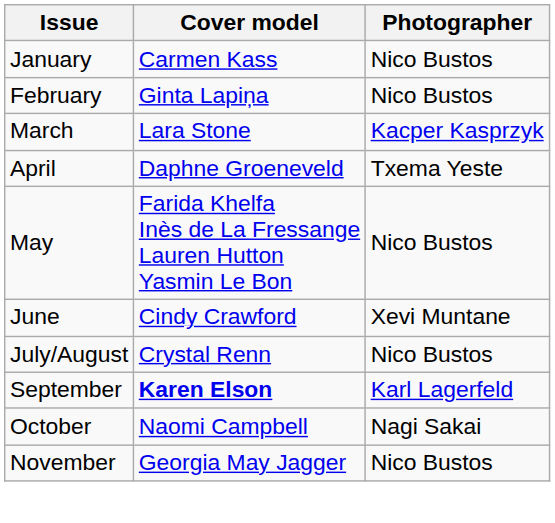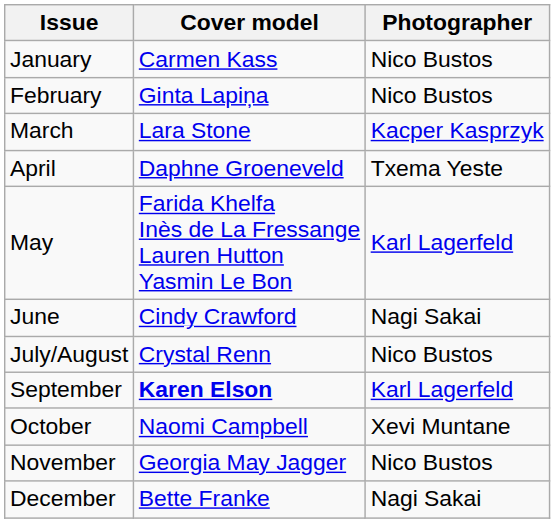(432, 242) Nico Bustos -> (442, 242) Karl Lagerfeld
(441, 317) Xevi Muntane -> (426, 317) Nagi Sakai
(426, 426) Nagi Sakai -> (441, 426) Xevi Muntane
+ row: (63, 499)
